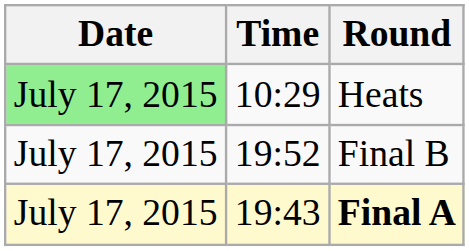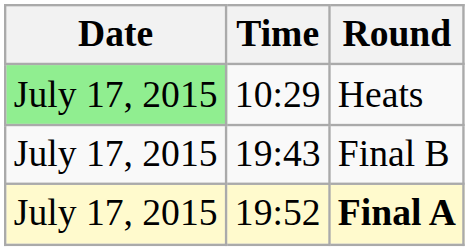(278, 153) 19:52 -> (278, 153) 19:43
(278, 213) 19:43 -> (278, 213) 19:52
